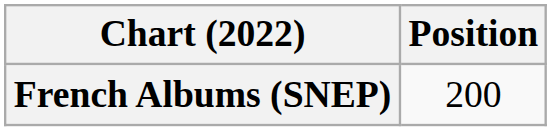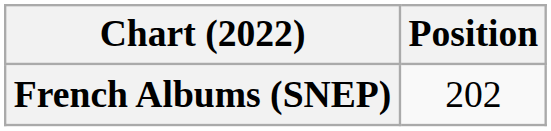(473, 93) 200 -> (473, 93) 202
